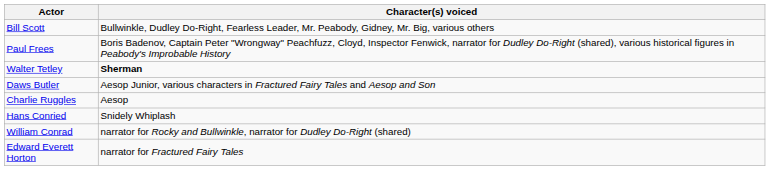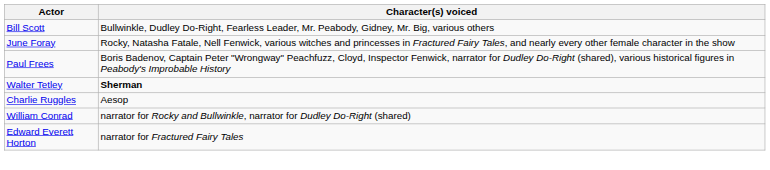+ row: (31, 43)
- row: (33, 85)
- row: (36, 116)
